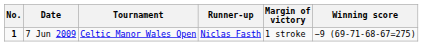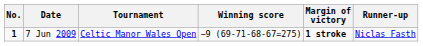columns swapped: (365, 16) <-> (231, 16)
(285, 35) normal -> (326, 35) bold
